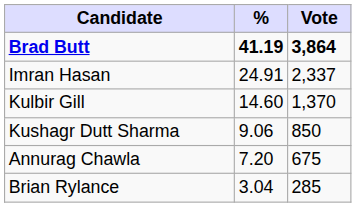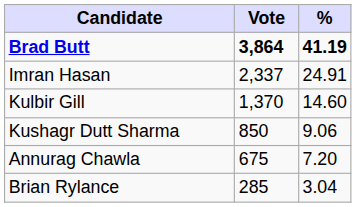columns swapped: (319, 18) <-> (261, 18)
